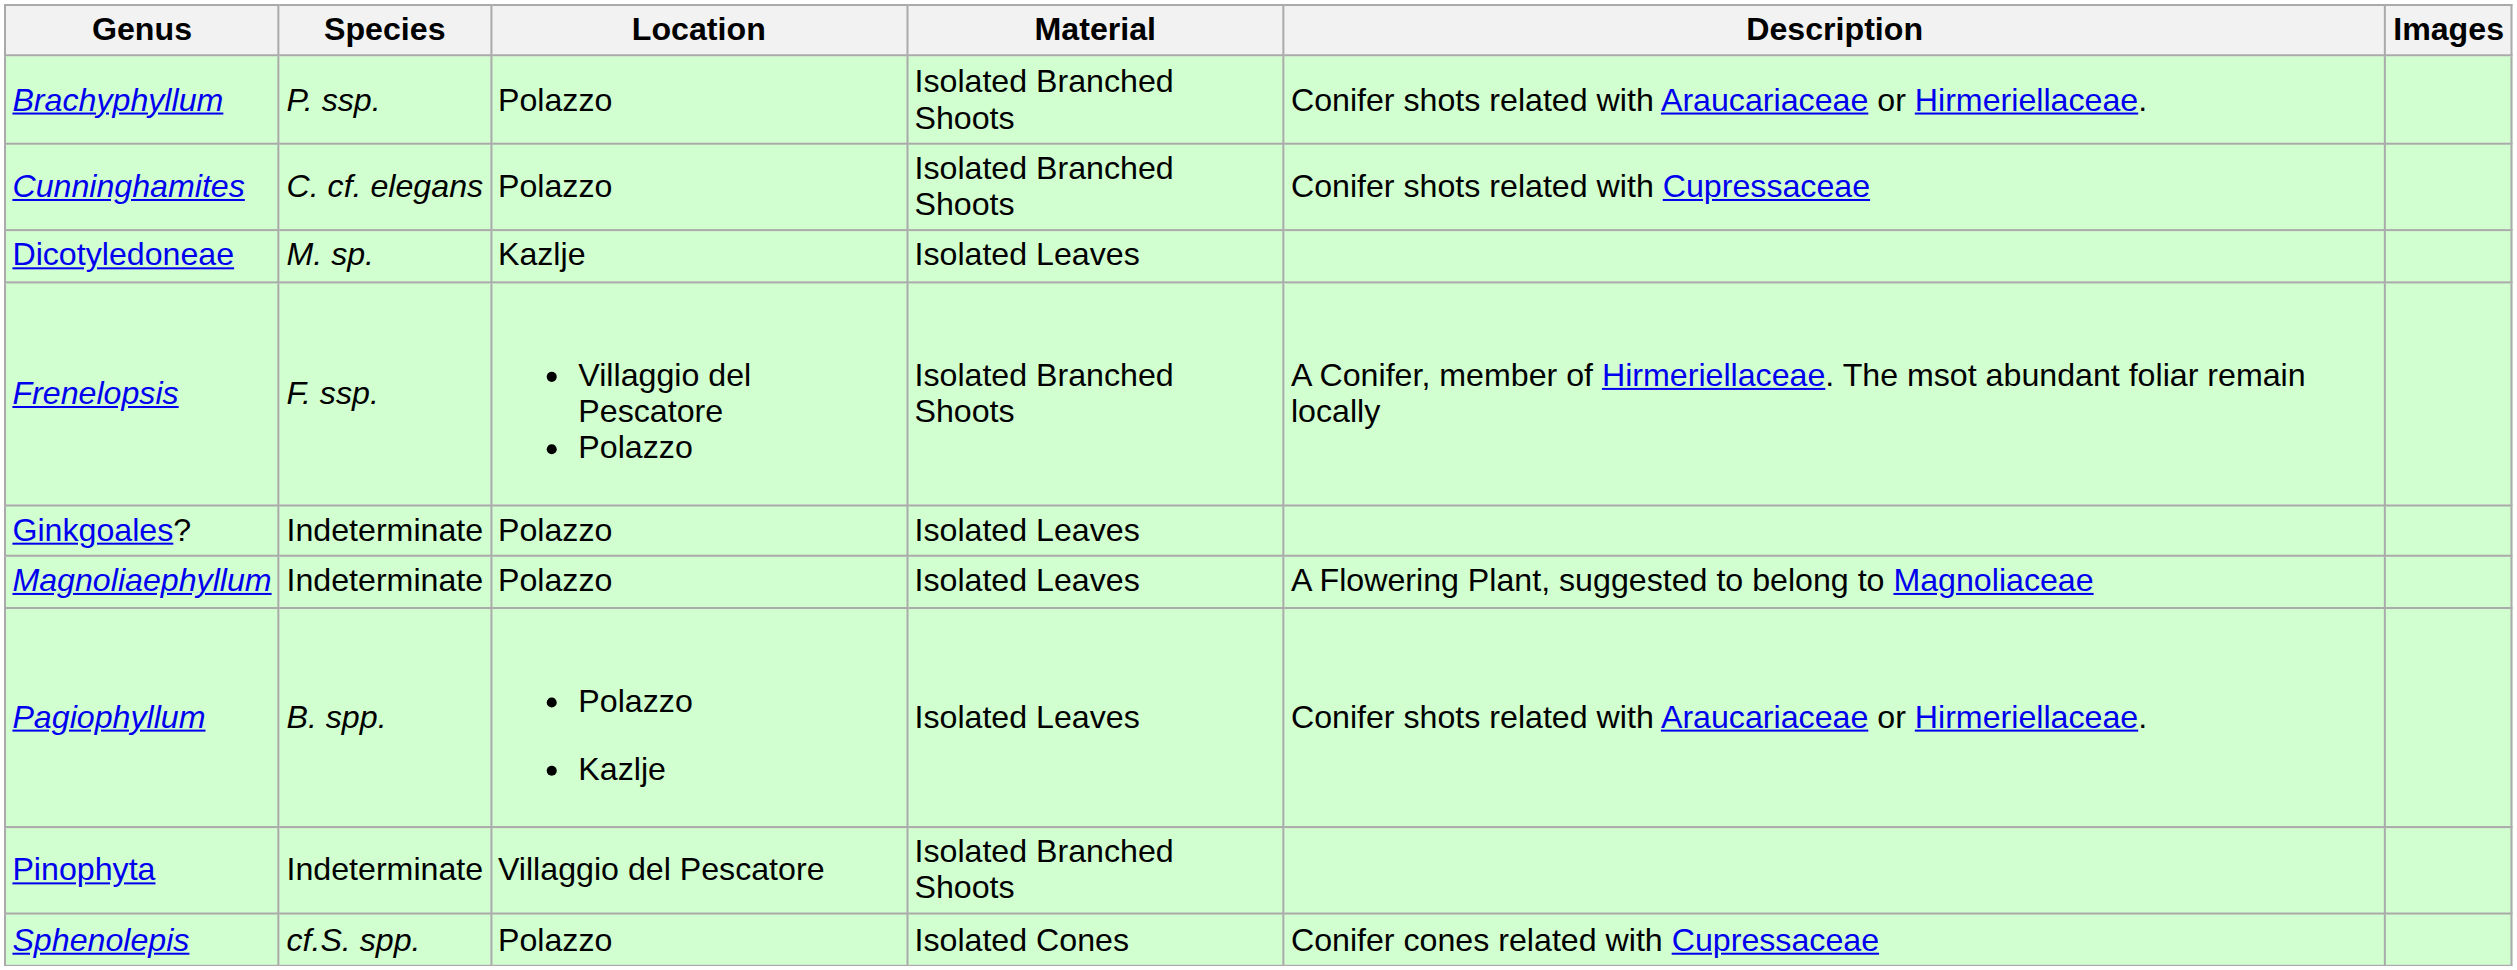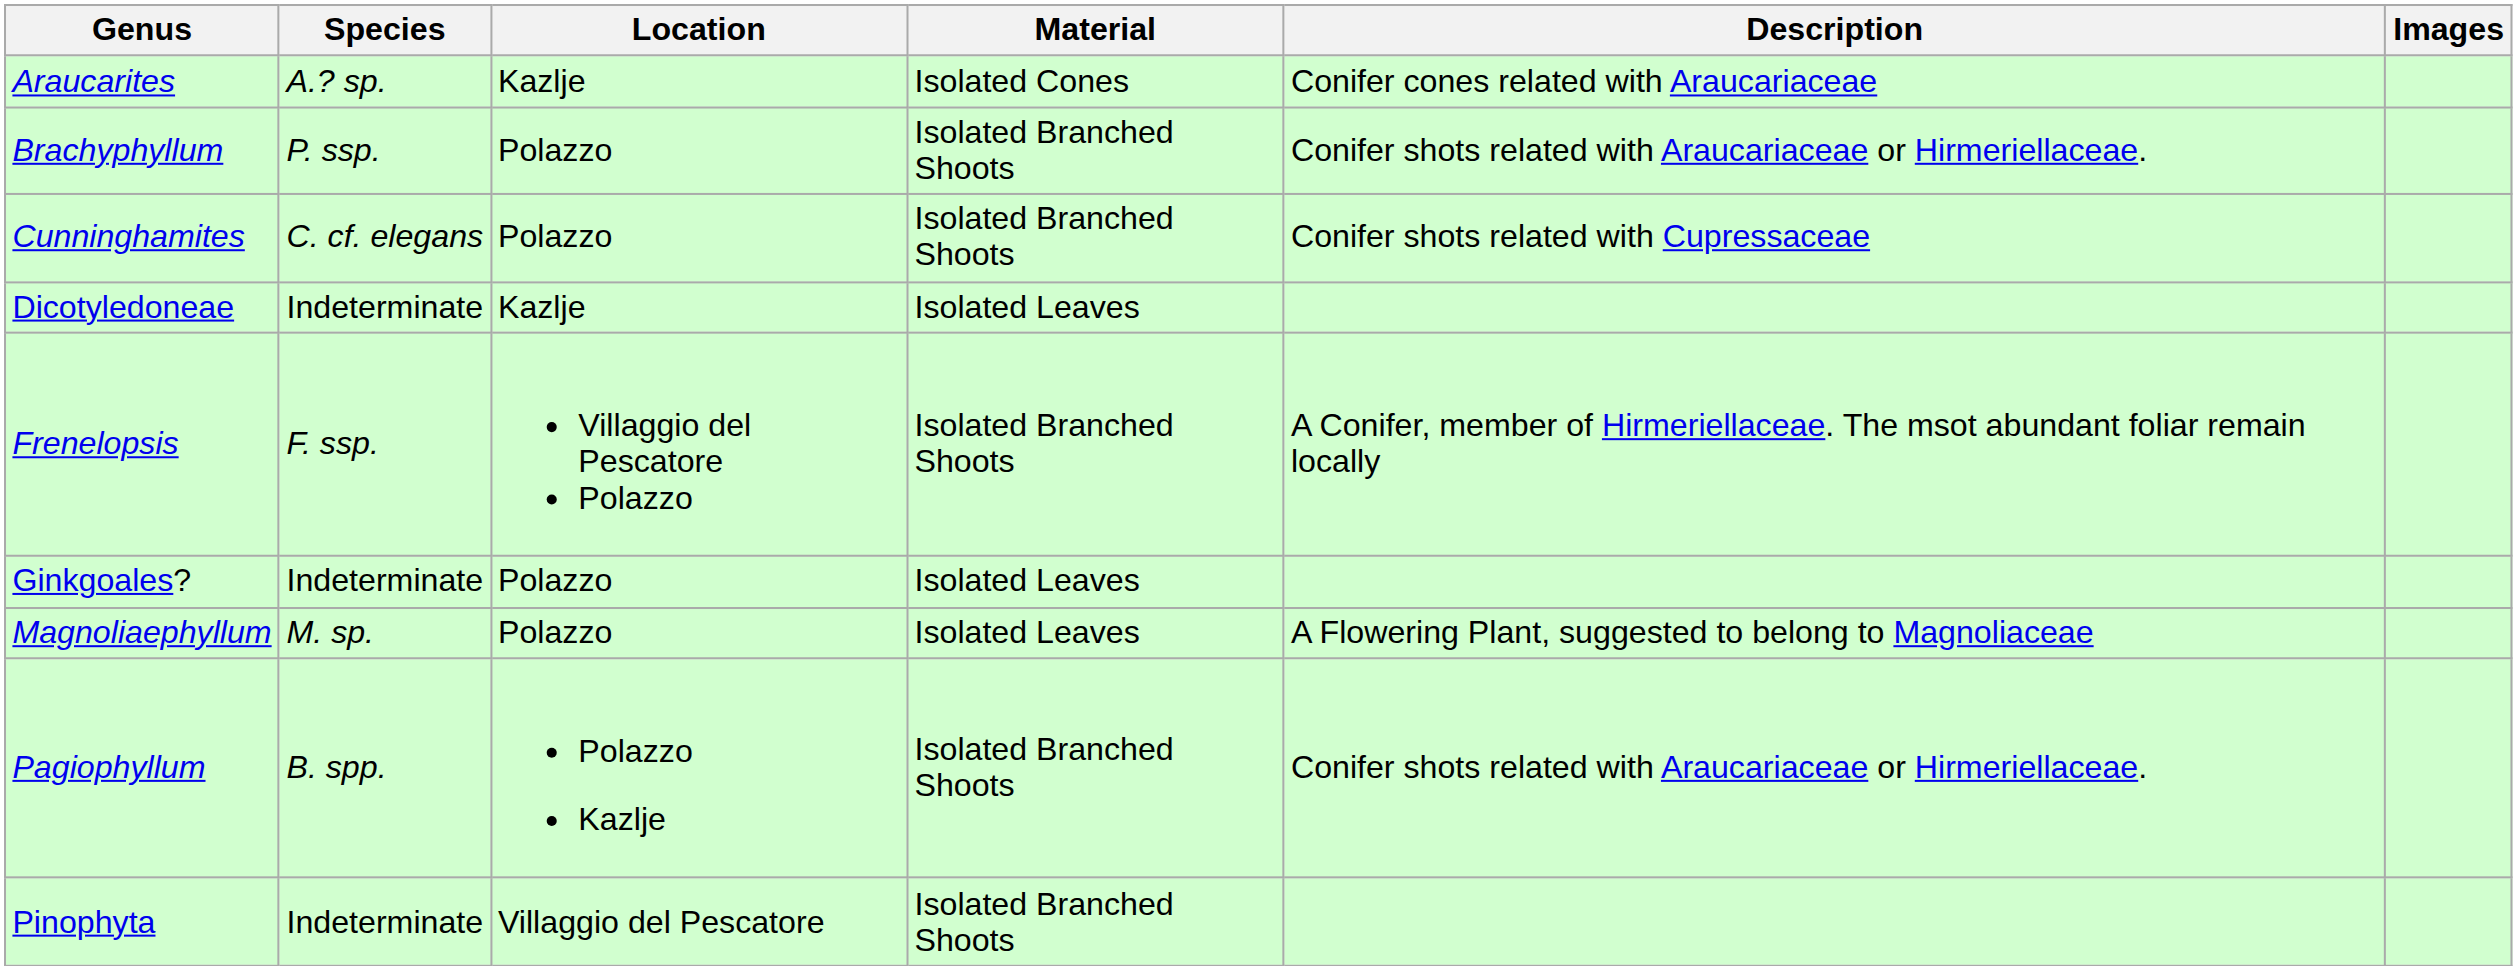+ row: (94, 81)
(330, 255) M. sp. -> (385, 306) Indeterminate
(385, 581) Indeterminate -> (330, 632) M. sp.
(1027, 716) Isolated Leaves -> (1044, 767) Isolated Branched Shoots
- row: (101, 939)
